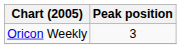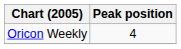(133, 33) 3 -> (133, 33) 4
